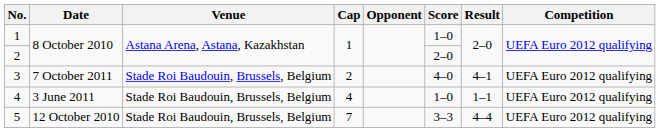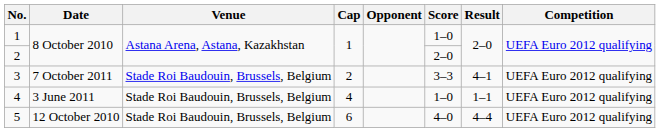(443, 76) 4–0 -> (443, 76) 3–3
(349, 117) 7 -> (349, 117) 6
(443, 117) 3–3 -> (443, 117) 4–0
